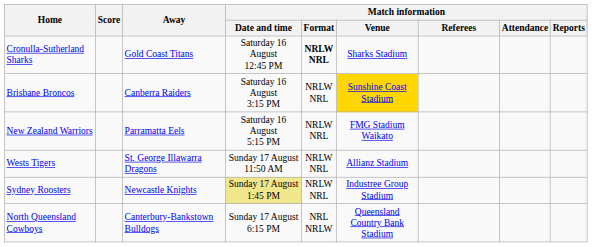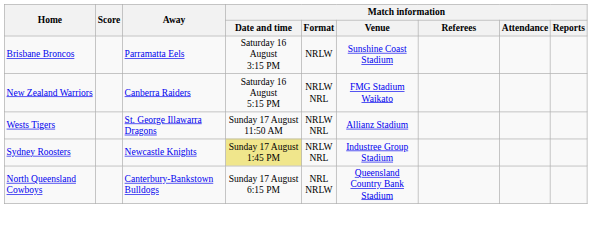- row: (45, 55)
(158, 93) Canberra Raiders -> (155, 55) Parramatta Eels
(319, 93) NRLW NRL -> (319, 55) NRLW
(377, 93) gold background -> (377, 55) no background
(155, 131) Parramatta Eels -> (158, 93) Canberra Raiders
